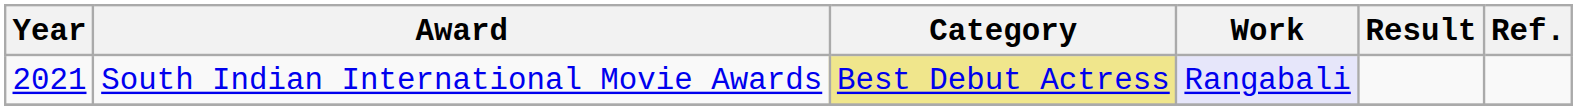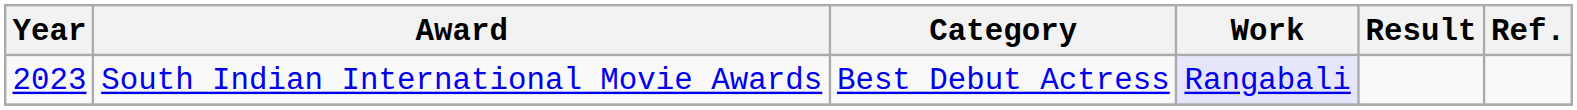(50, 81) 2021 -> (50, 81) 2023
(1003, 81) khaki background -> (1003, 81) no background
